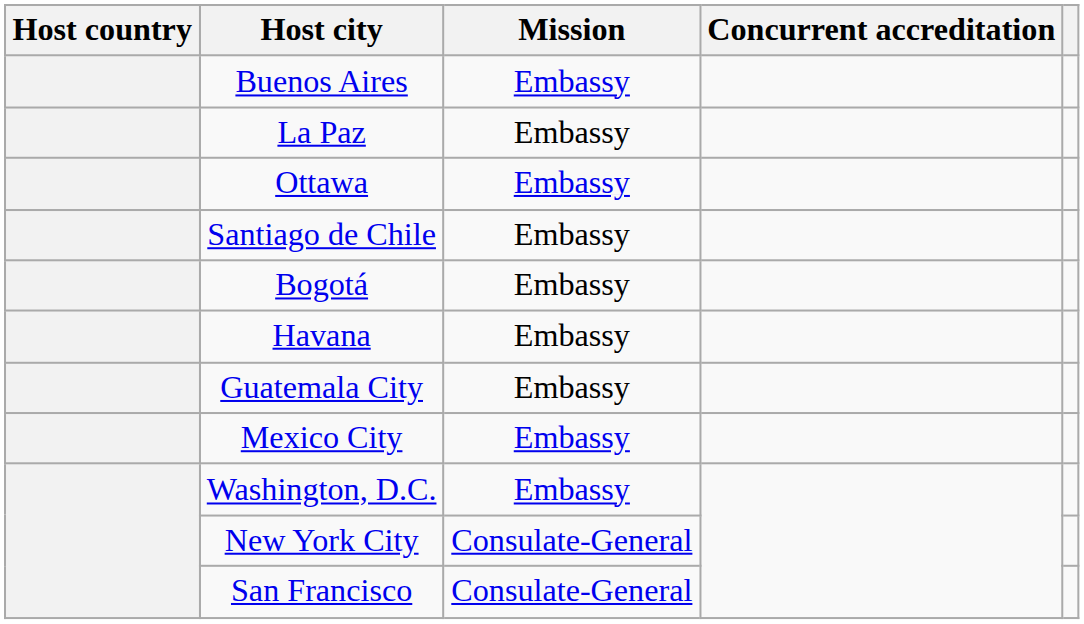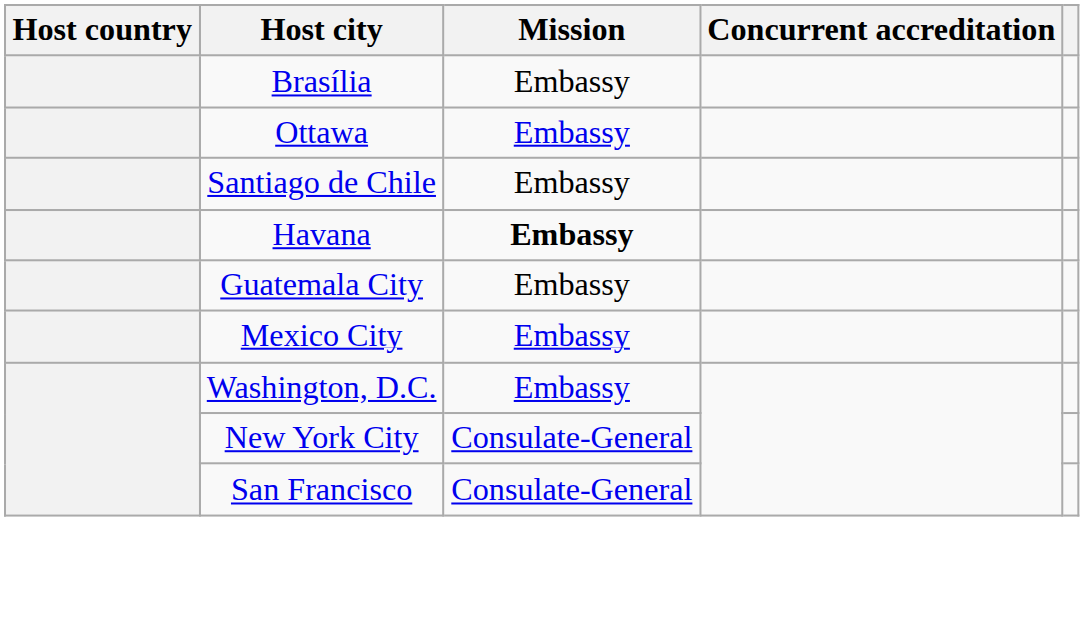+ row: (322, 81)
- row: (322, 81)
- row: (322, 132)
- row: (322, 285)
(572, 336) normal -> (572, 234) bold
